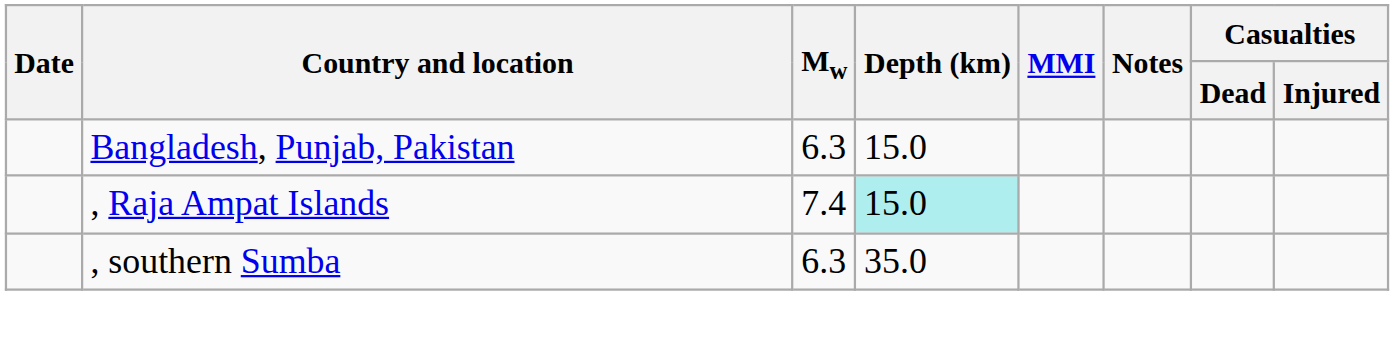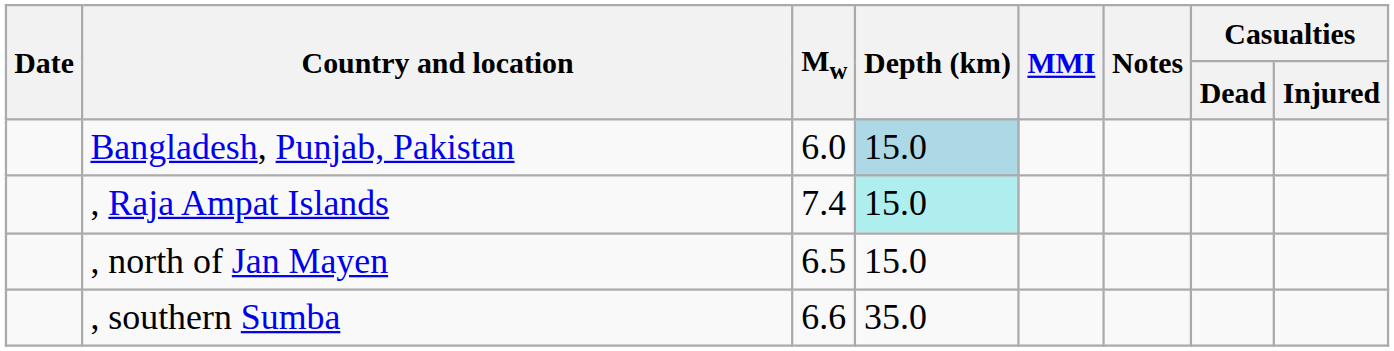(824, 146) 6.3 -> (824, 146) 6.0
(895, 146) no background -> (895, 146) lightblue background
+ row: (239, 260)
(824, 260) 6.3 -> (824, 317) 6.6
